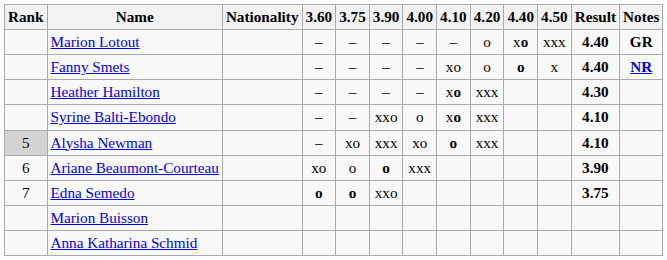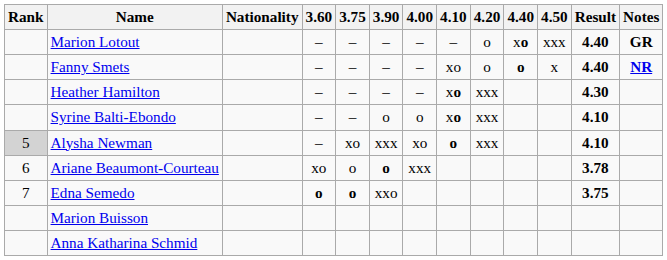(386, 117) xxo -> (386, 117) o
(595, 167) 3.90 -> (595, 167) 3.78
